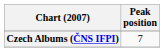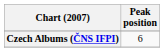(140, 39) 7 -> (140, 39) 6
